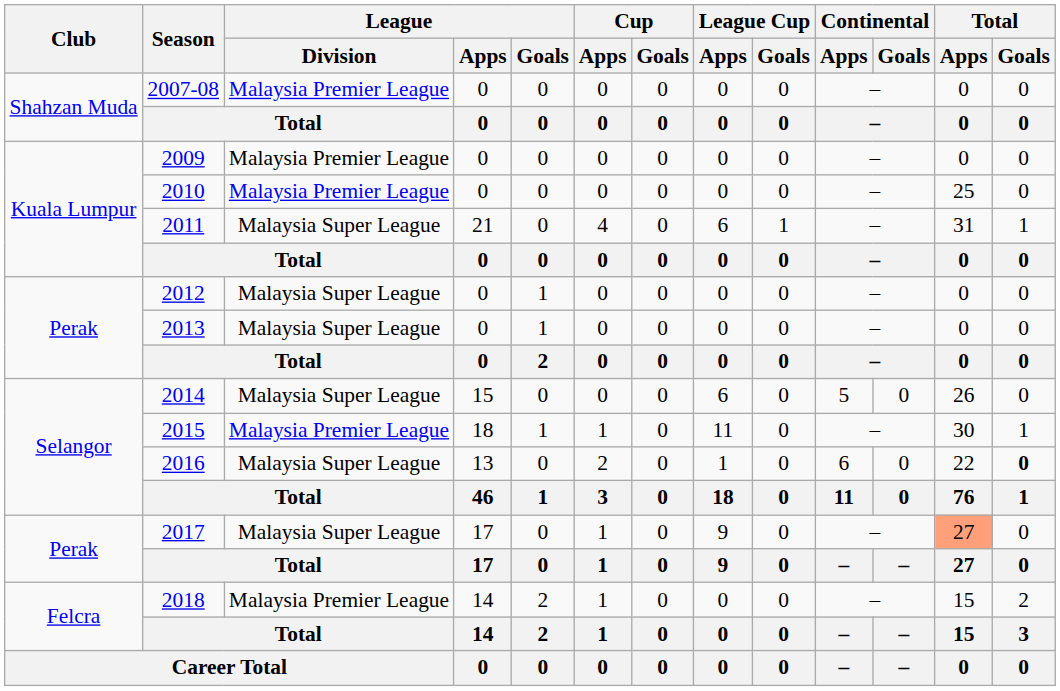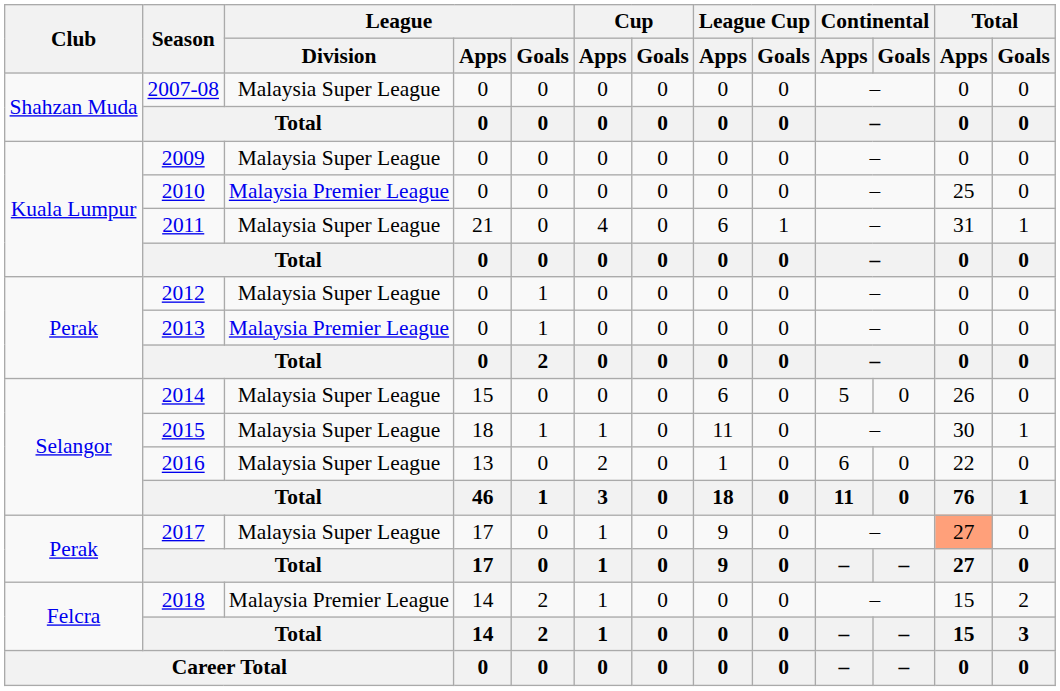(339, 89) Malaysia Premier League -> (339, 89) Malaysia Super League
(339, 157) Malaysia Premier League -> (339, 157) Malaysia Super League
(339, 327) Malaysia Super League -> (339, 327) Malaysia Premier League
(339, 429) Malaysia Premier League -> (339, 429) Malaysia Super League
(1024, 463) bold -> (1024, 463) normal
